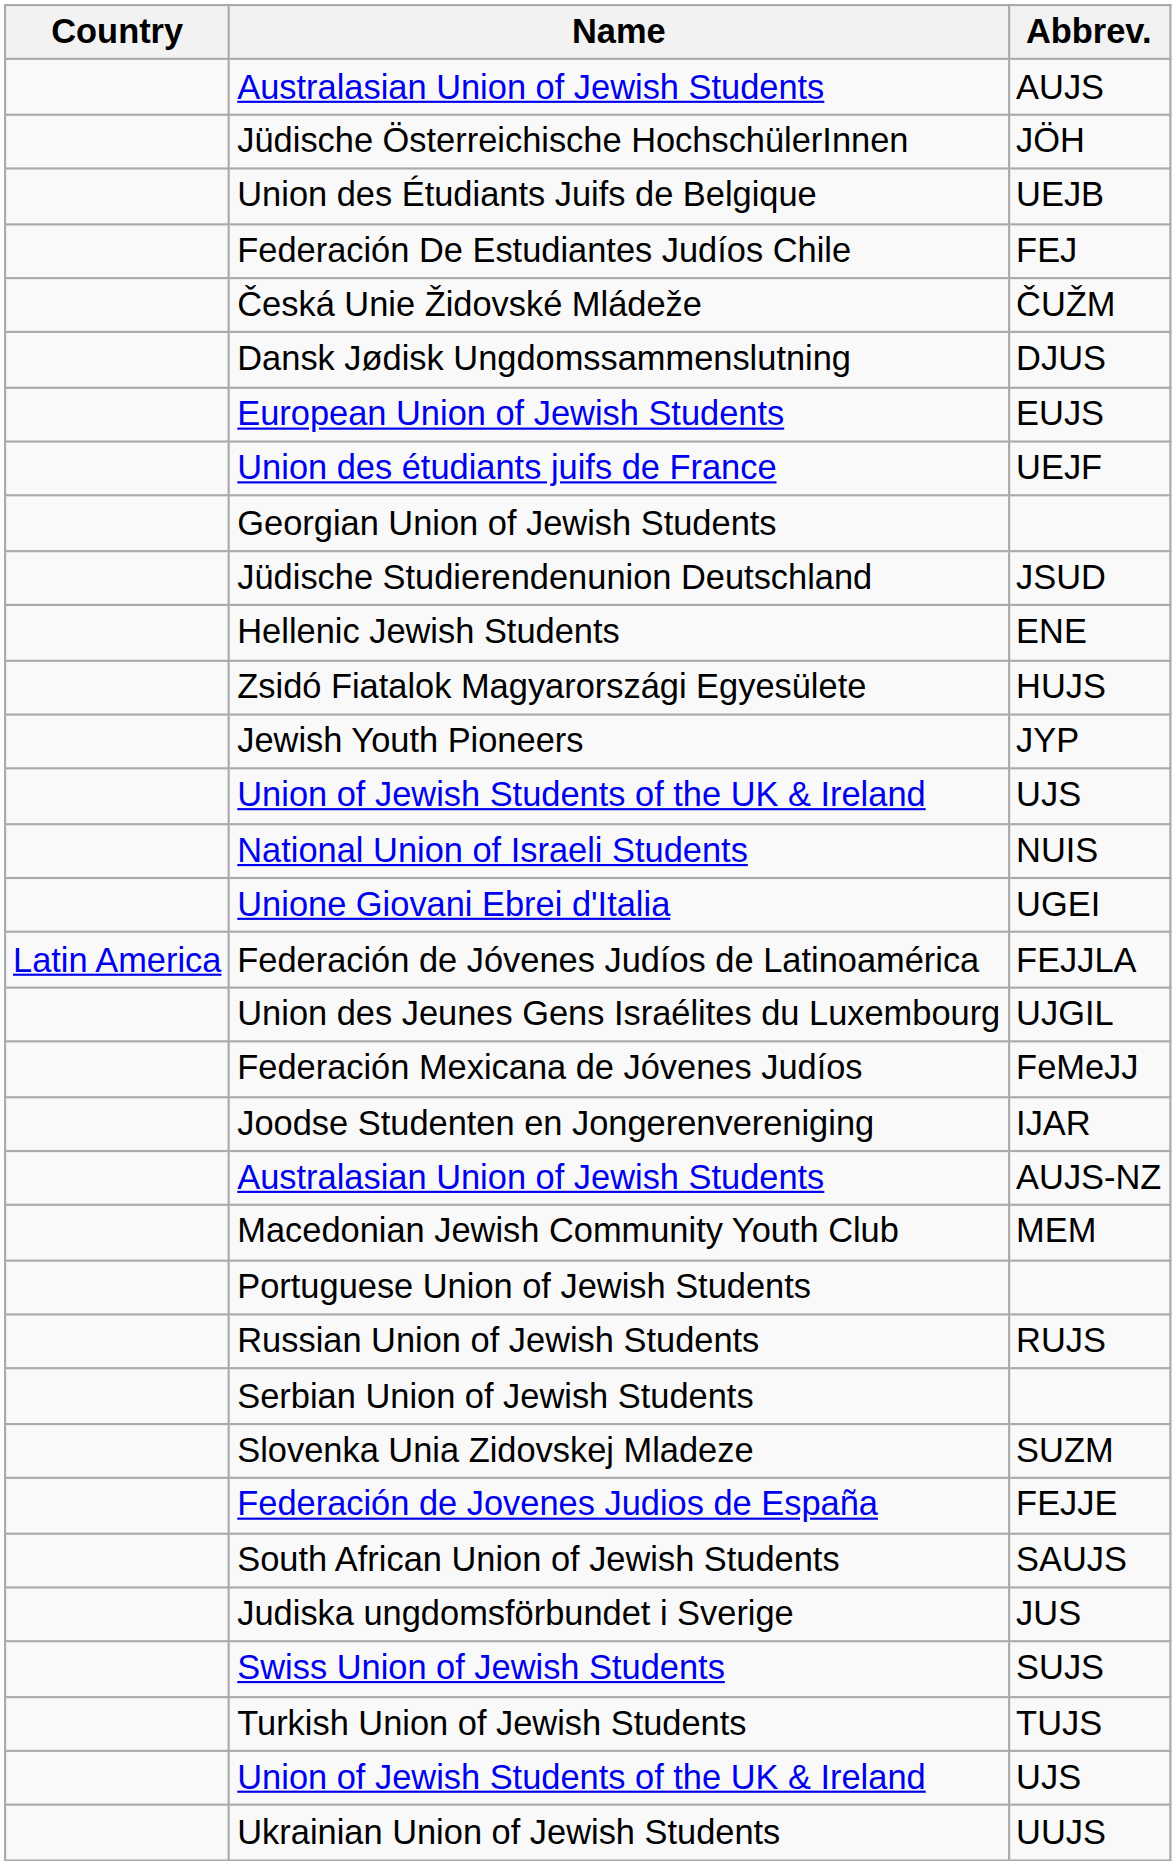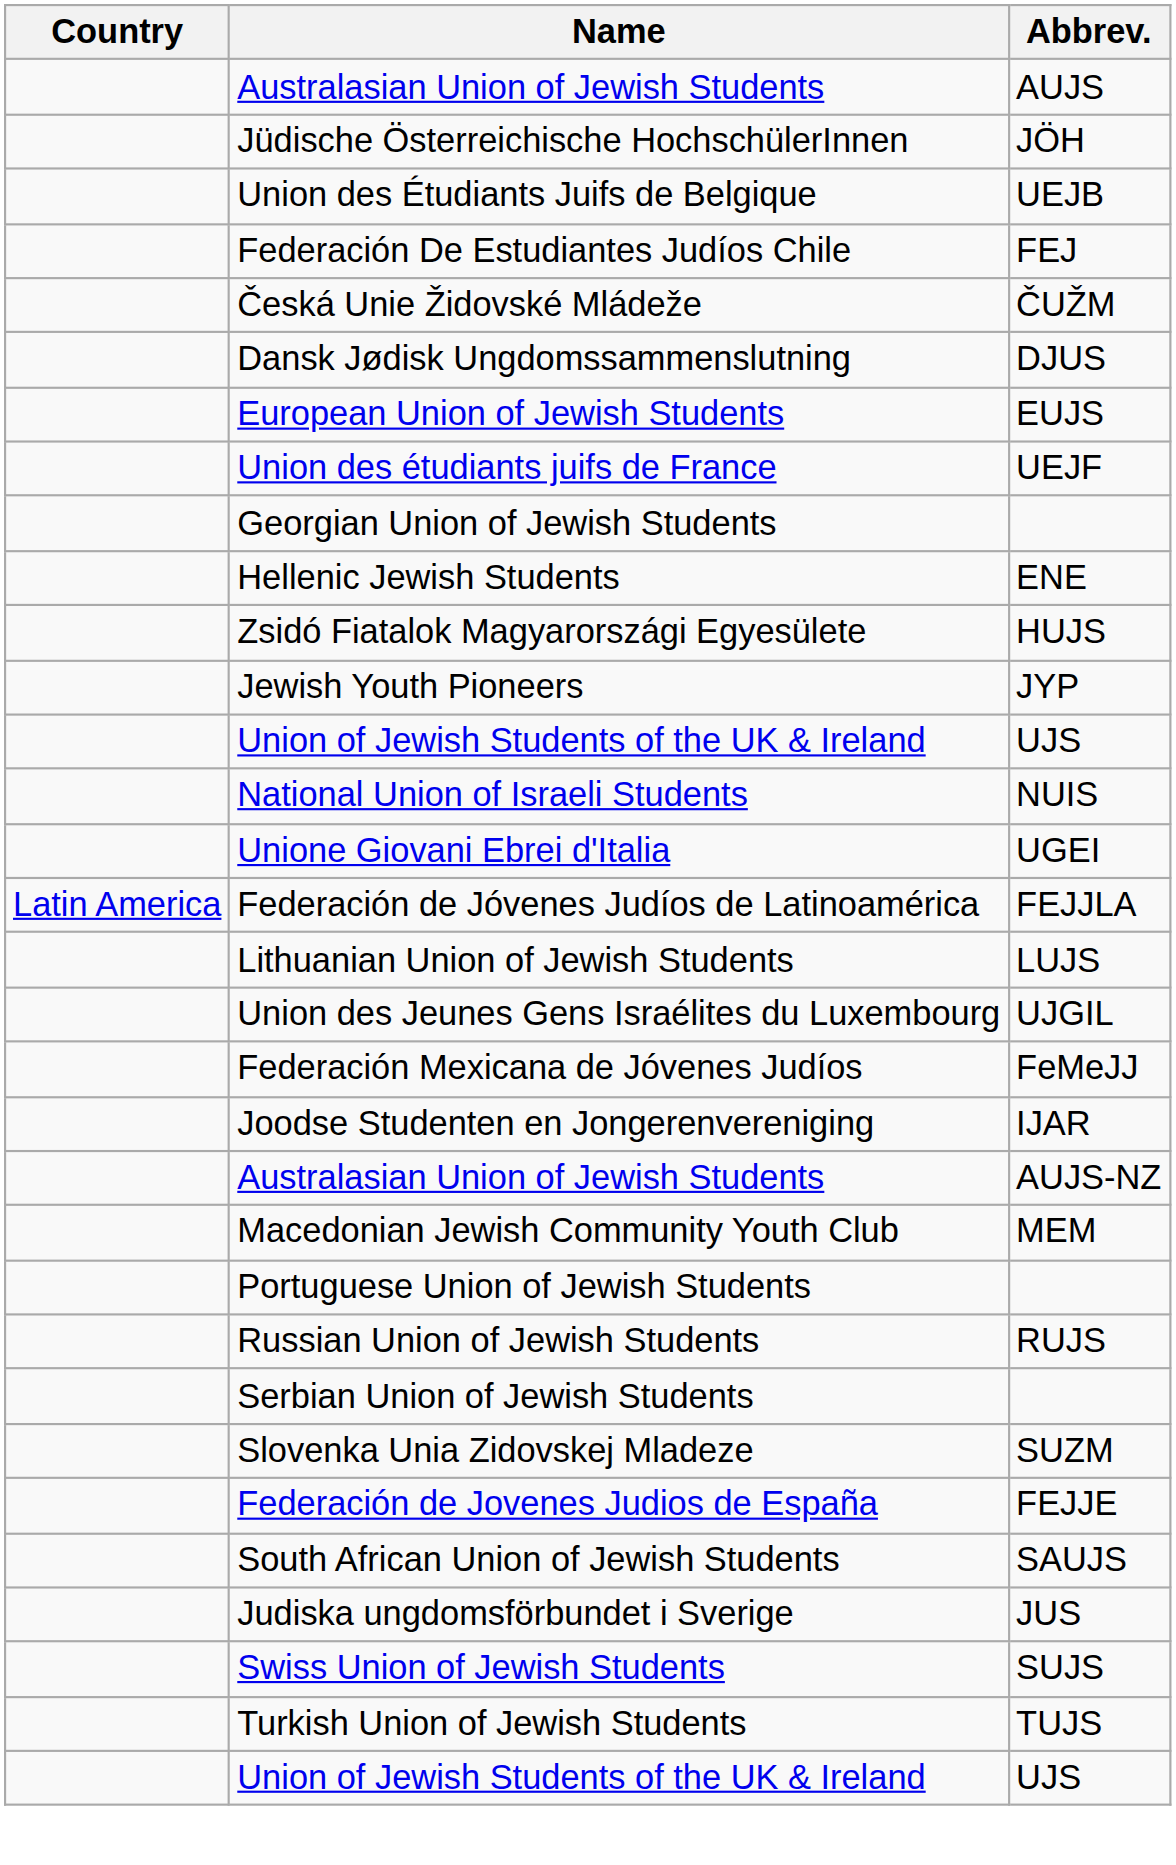- row: (555, 577)
+ row: (516, 959)
- row: (509, 1832)
